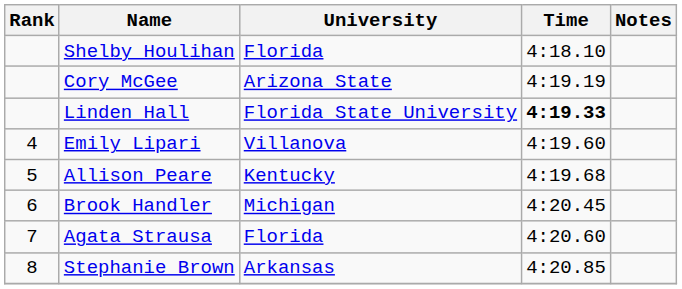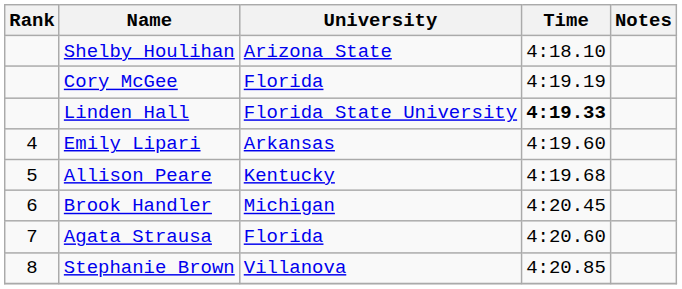(284, 51) Florida -> (318, 51) Arizona State
(318, 82) Arizona State -> (284, 82) Florida
(295, 144) Villanova -> (289, 144) Arkansas
(289, 268) Arkansas -> (295, 268) Villanova
